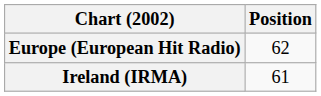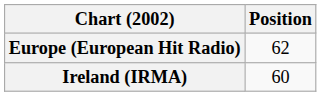(281, 76) 61 -> (281, 76) 60
